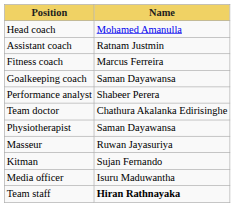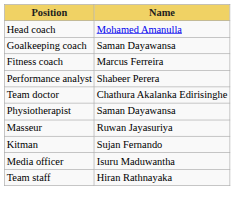- row: (39, 45)
rows swapped: (47, 78) <-> (35, 62)
(138, 194) bold -> (134, 177) normal
